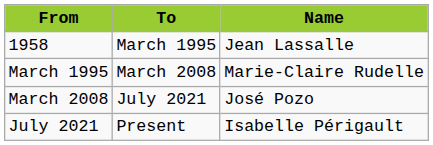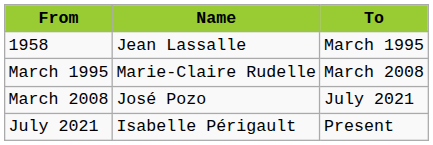columns swapped: (166, 18) <-> (324, 18)
